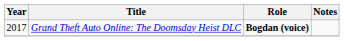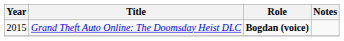(17, 28) 2017 -> (17, 28) 2015
